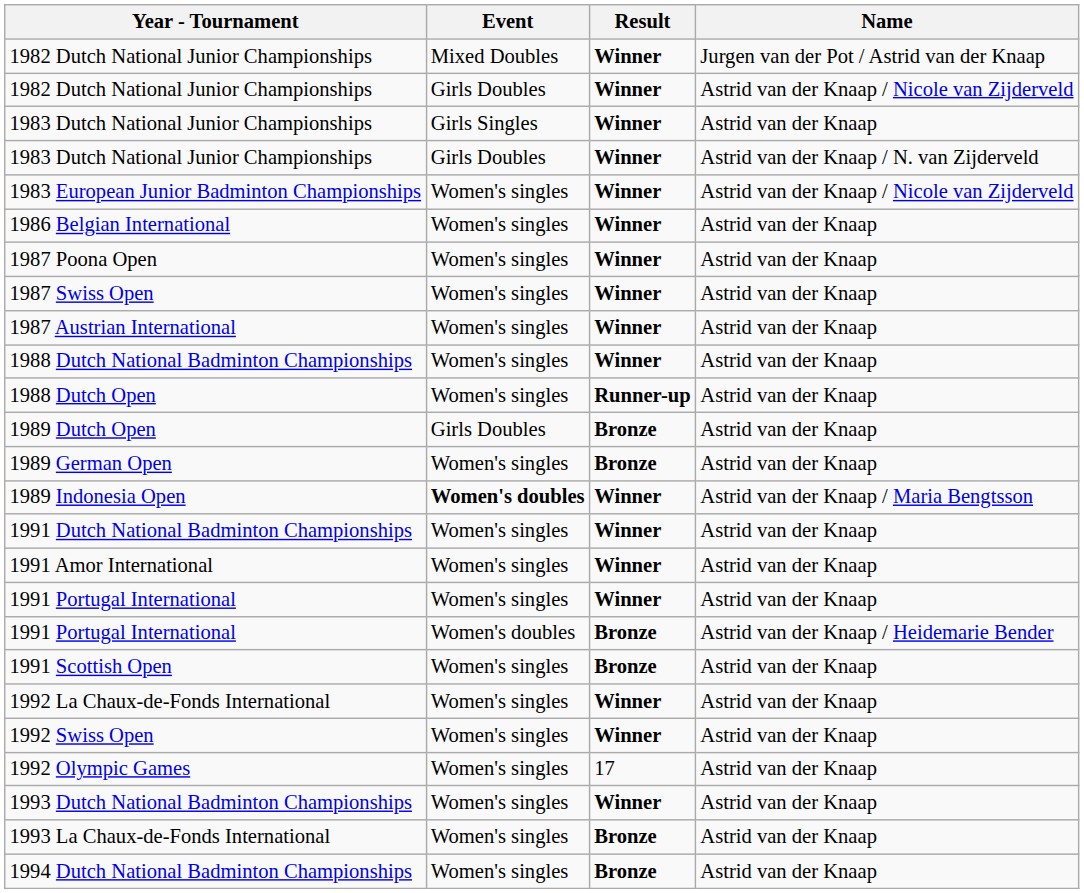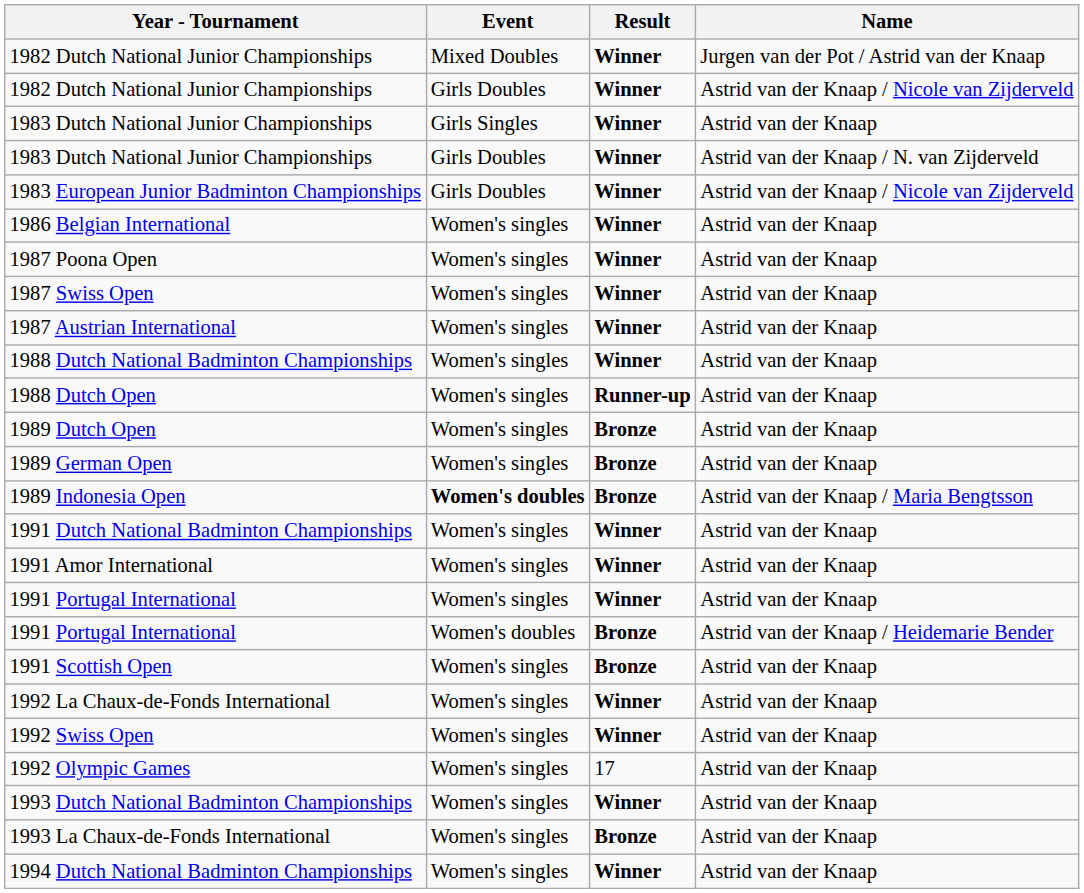(500, 191) Women's singles -> (488, 191) Girls Doubles
(488, 429) Girls Doubles -> (500, 429) Women's singles
(628, 497) Winner -> (625, 497) Bronze
(625, 870) Bronze -> (628, 870) Winner
